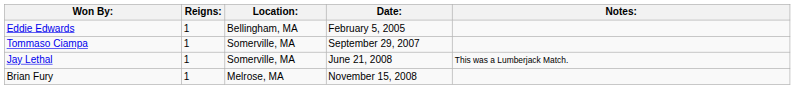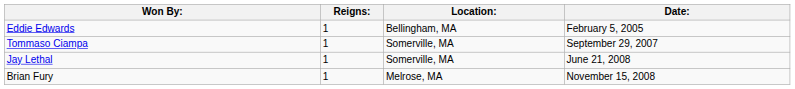- column: (621, 12)
